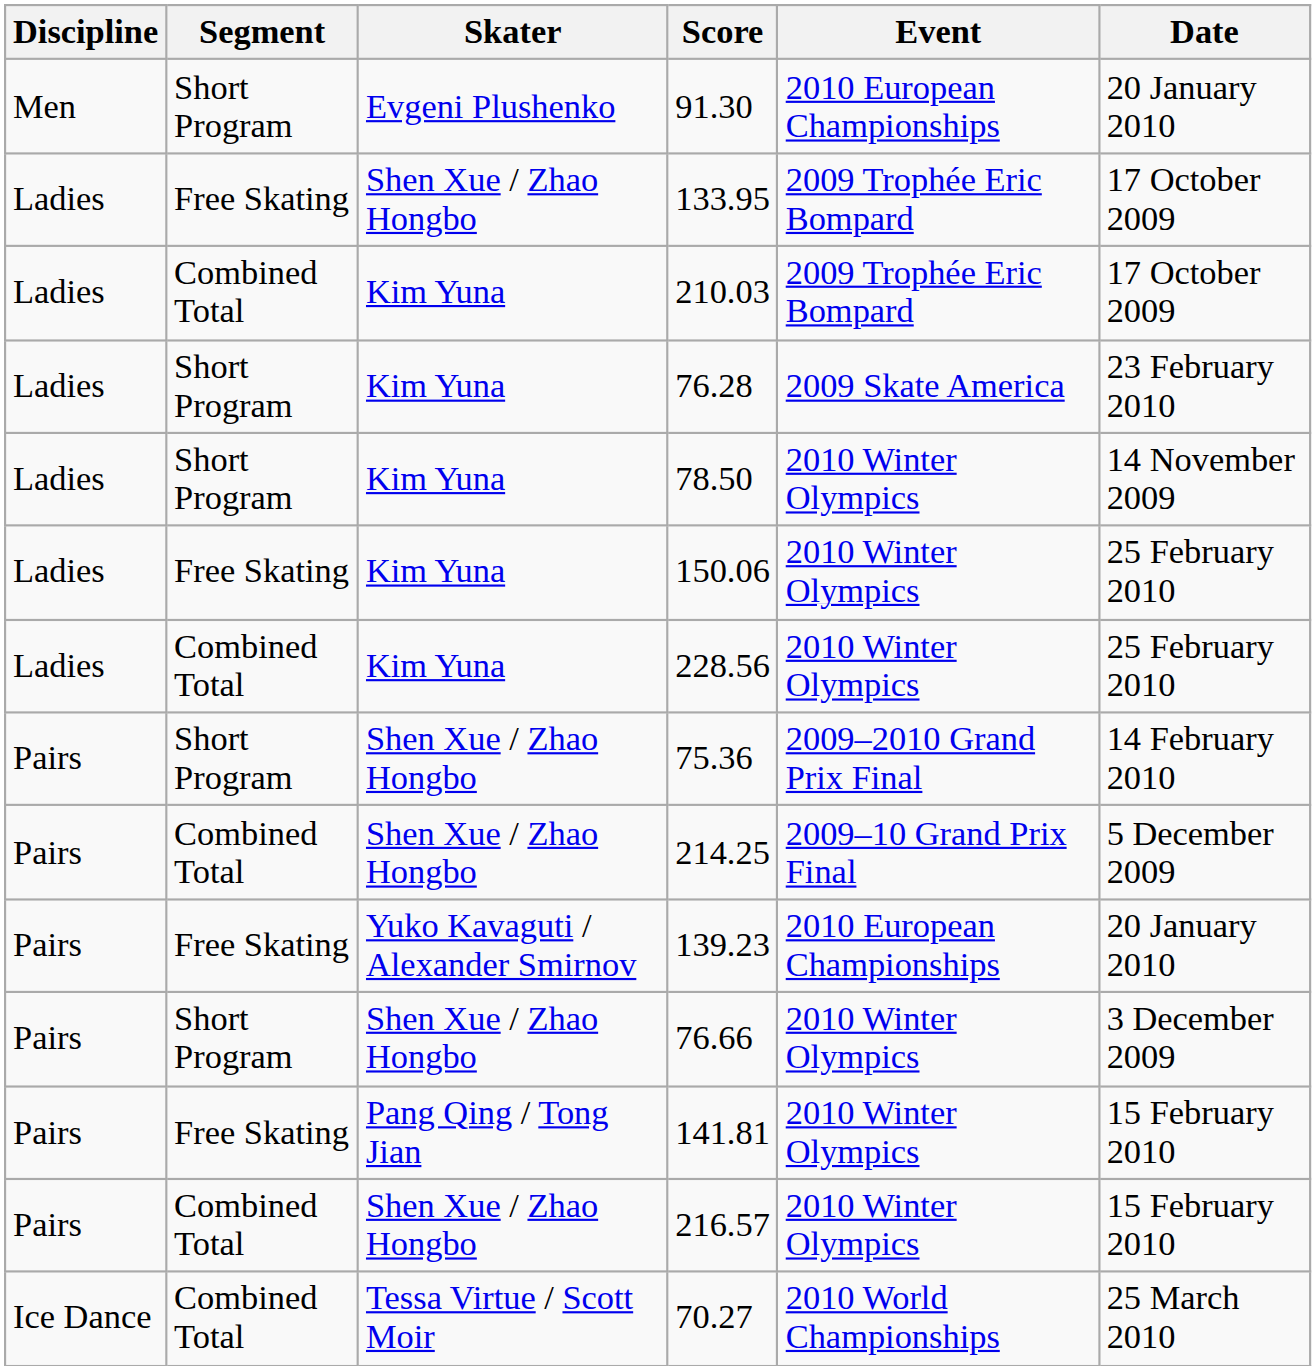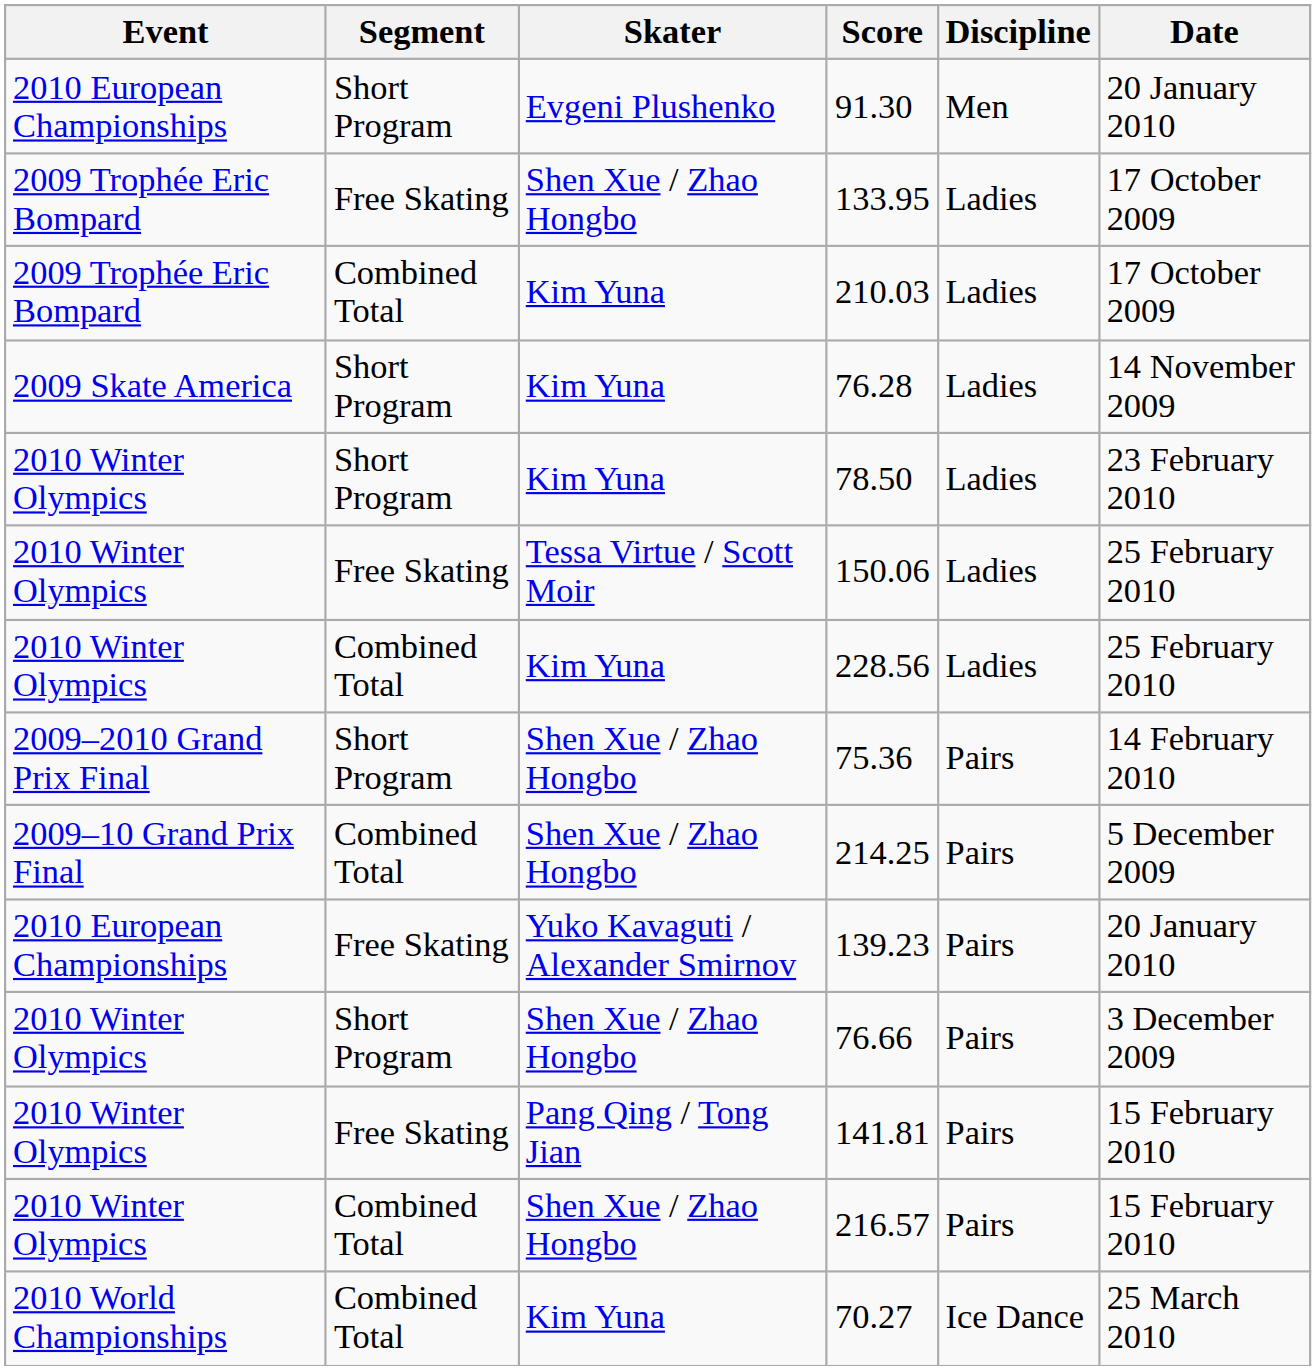columns swapped: (86, 31) <-> (938, 31)
(1190, 385) 23 February 2010 -> (1201, 385) 14 November 2009
(1201, 478) 14 November 2009 -> (1190, 478) 23 February 2010
(436, 571) Kim Yuna -> (659, 571) Tessa Virtue / Scott Moir
(500, 1318) Tessa Virtue / Scott Moir -> (595, 1318) Kim Yuna
